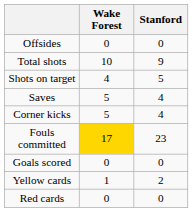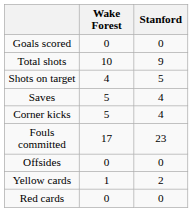rows swapped: (42, 162) <-> (42, 43)
(107, 138) gold background -> (107, 138) no background
